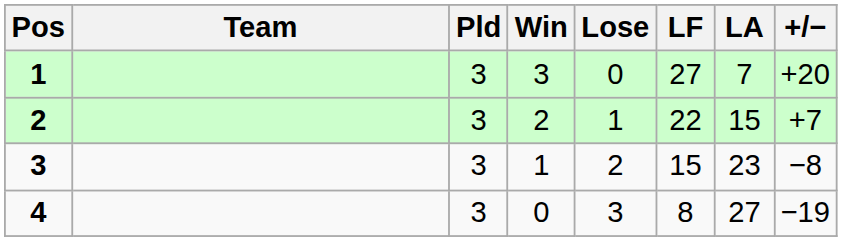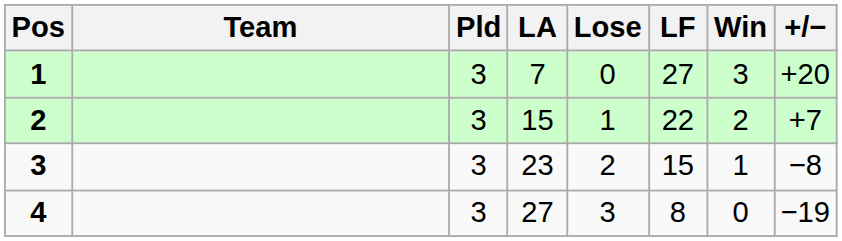columns swapped: (541, 27) <-> (744, 27)
